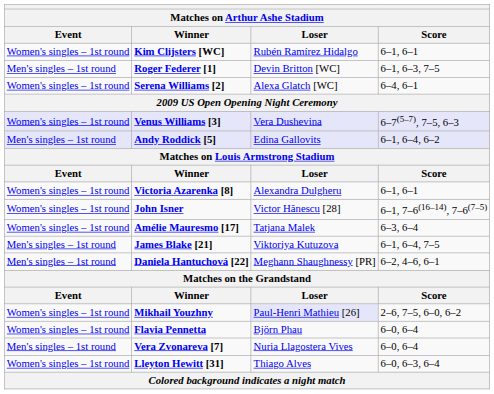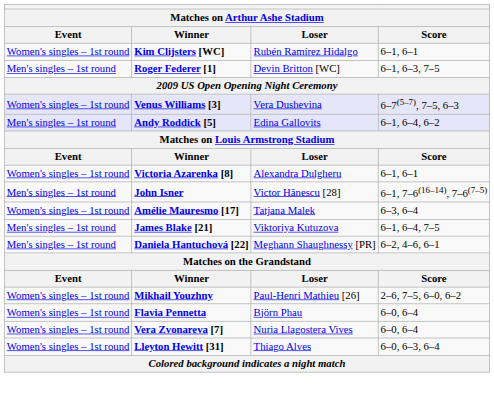- row: (179, 85)
(68, 209) Women's singles – 1st round -> (61, 192) Men's singles – 1st round
(307, 312) lavender background -> (307, 295) no background
(61, 346) Men's singles – 1st round -> (68, 329) Women's singles – 1st round
